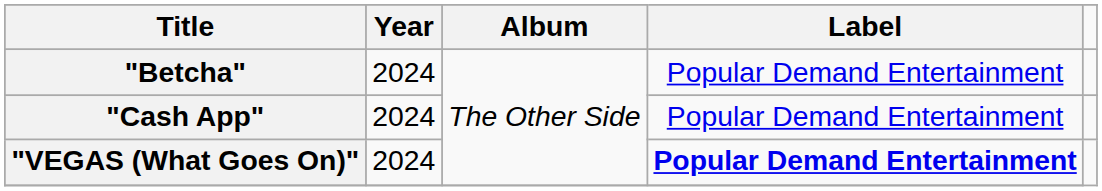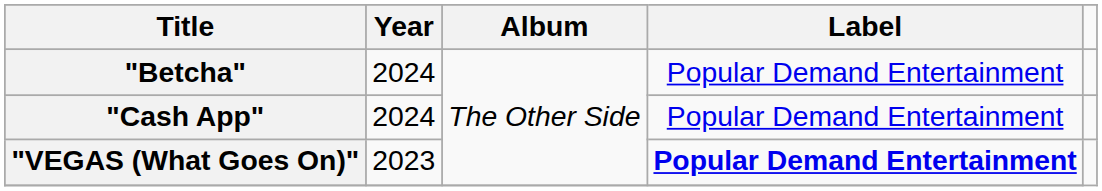(404, 161) 2024 -> (404, 161) 2023
